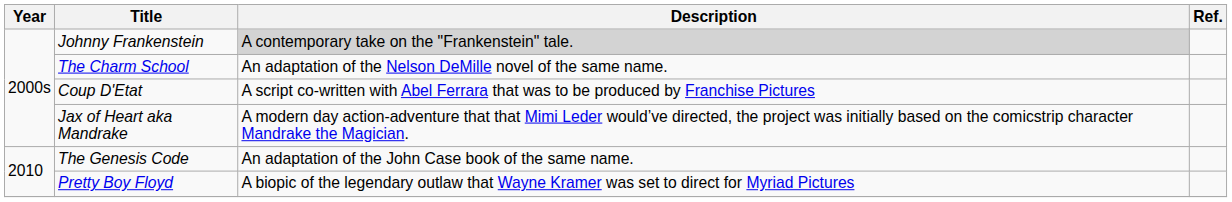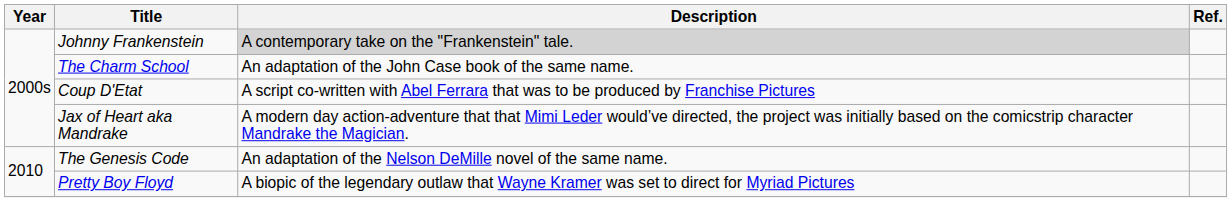(455, 66) An adaptation of the Nelson DeMille novel of the same name. -> (438, 66) An adaptation of the John Case book of the same name.
(438, 158) An adaptation of the John Case book of the same name. -> (455, 158) An adaptation of the Nelson DeMille novel of the same name.
